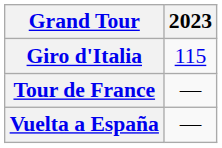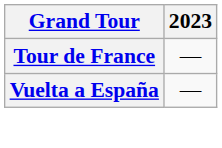- row: (84, 55)
